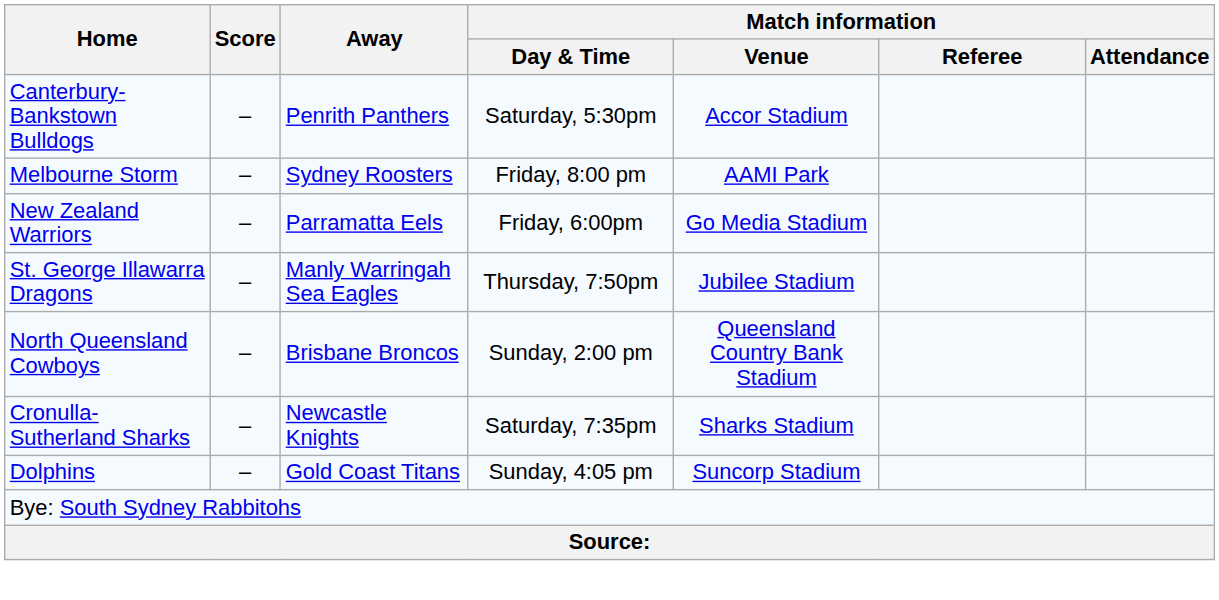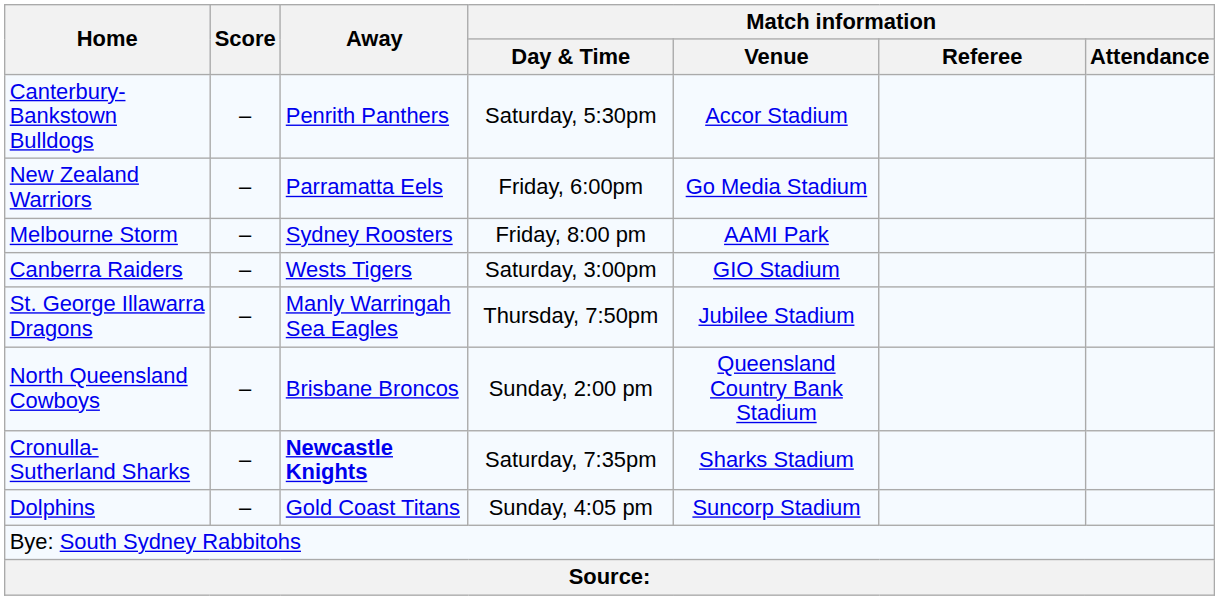rows swapped: (74, 222) <-> (94, 175)
+ row: (96, 269)
(336, 425) normal -> (339, 460) bold
